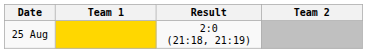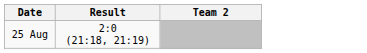- column: (106, 13)
